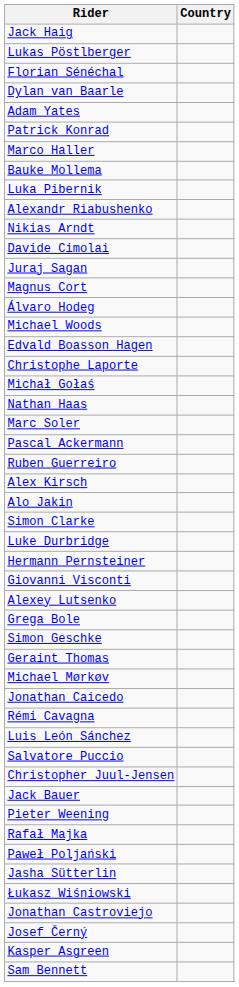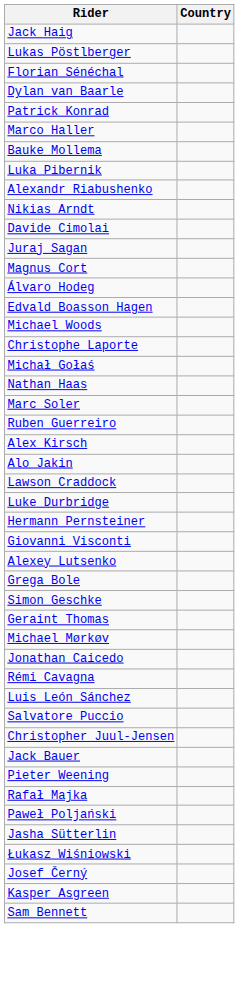- row: (44, 112)
rows swapped: (80, 347) <-> (55, 327)
- row: (65, 444)
+ row: (62, 484)
- row: (51, 523)
- row: (80, 913)
